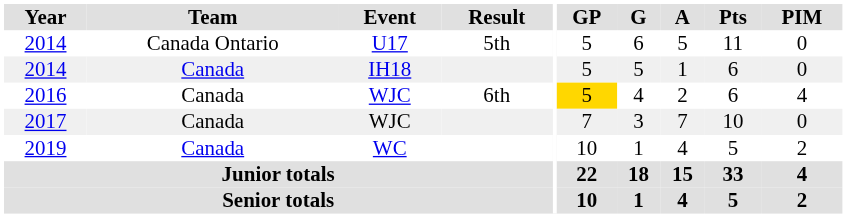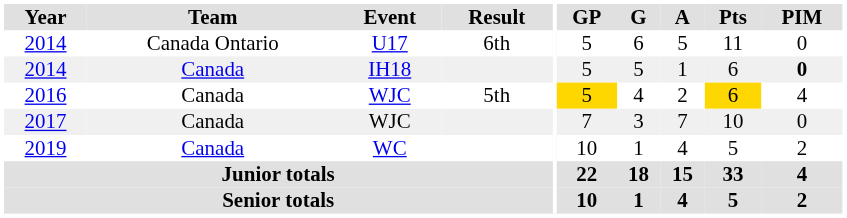(497, 43) 5th -> (497, 43) 6th
(802, 69) normal -> (802, 69) bold
(497, 95) 6th -> (497, 95) 5th
(733, 95) no background -> (733, 95) gold background
